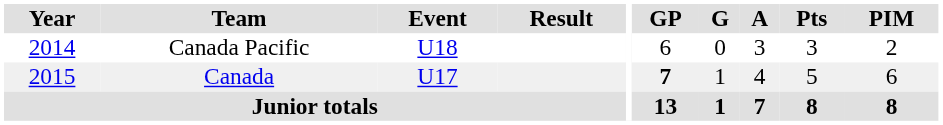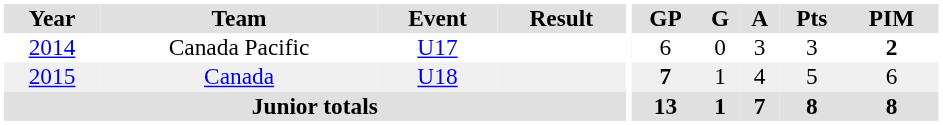(437, 47) U18 -> (437, 47) U17
(892, 47) normal -> (892, 47) bold
(437, 76) U17 -> (437, 76) U18
